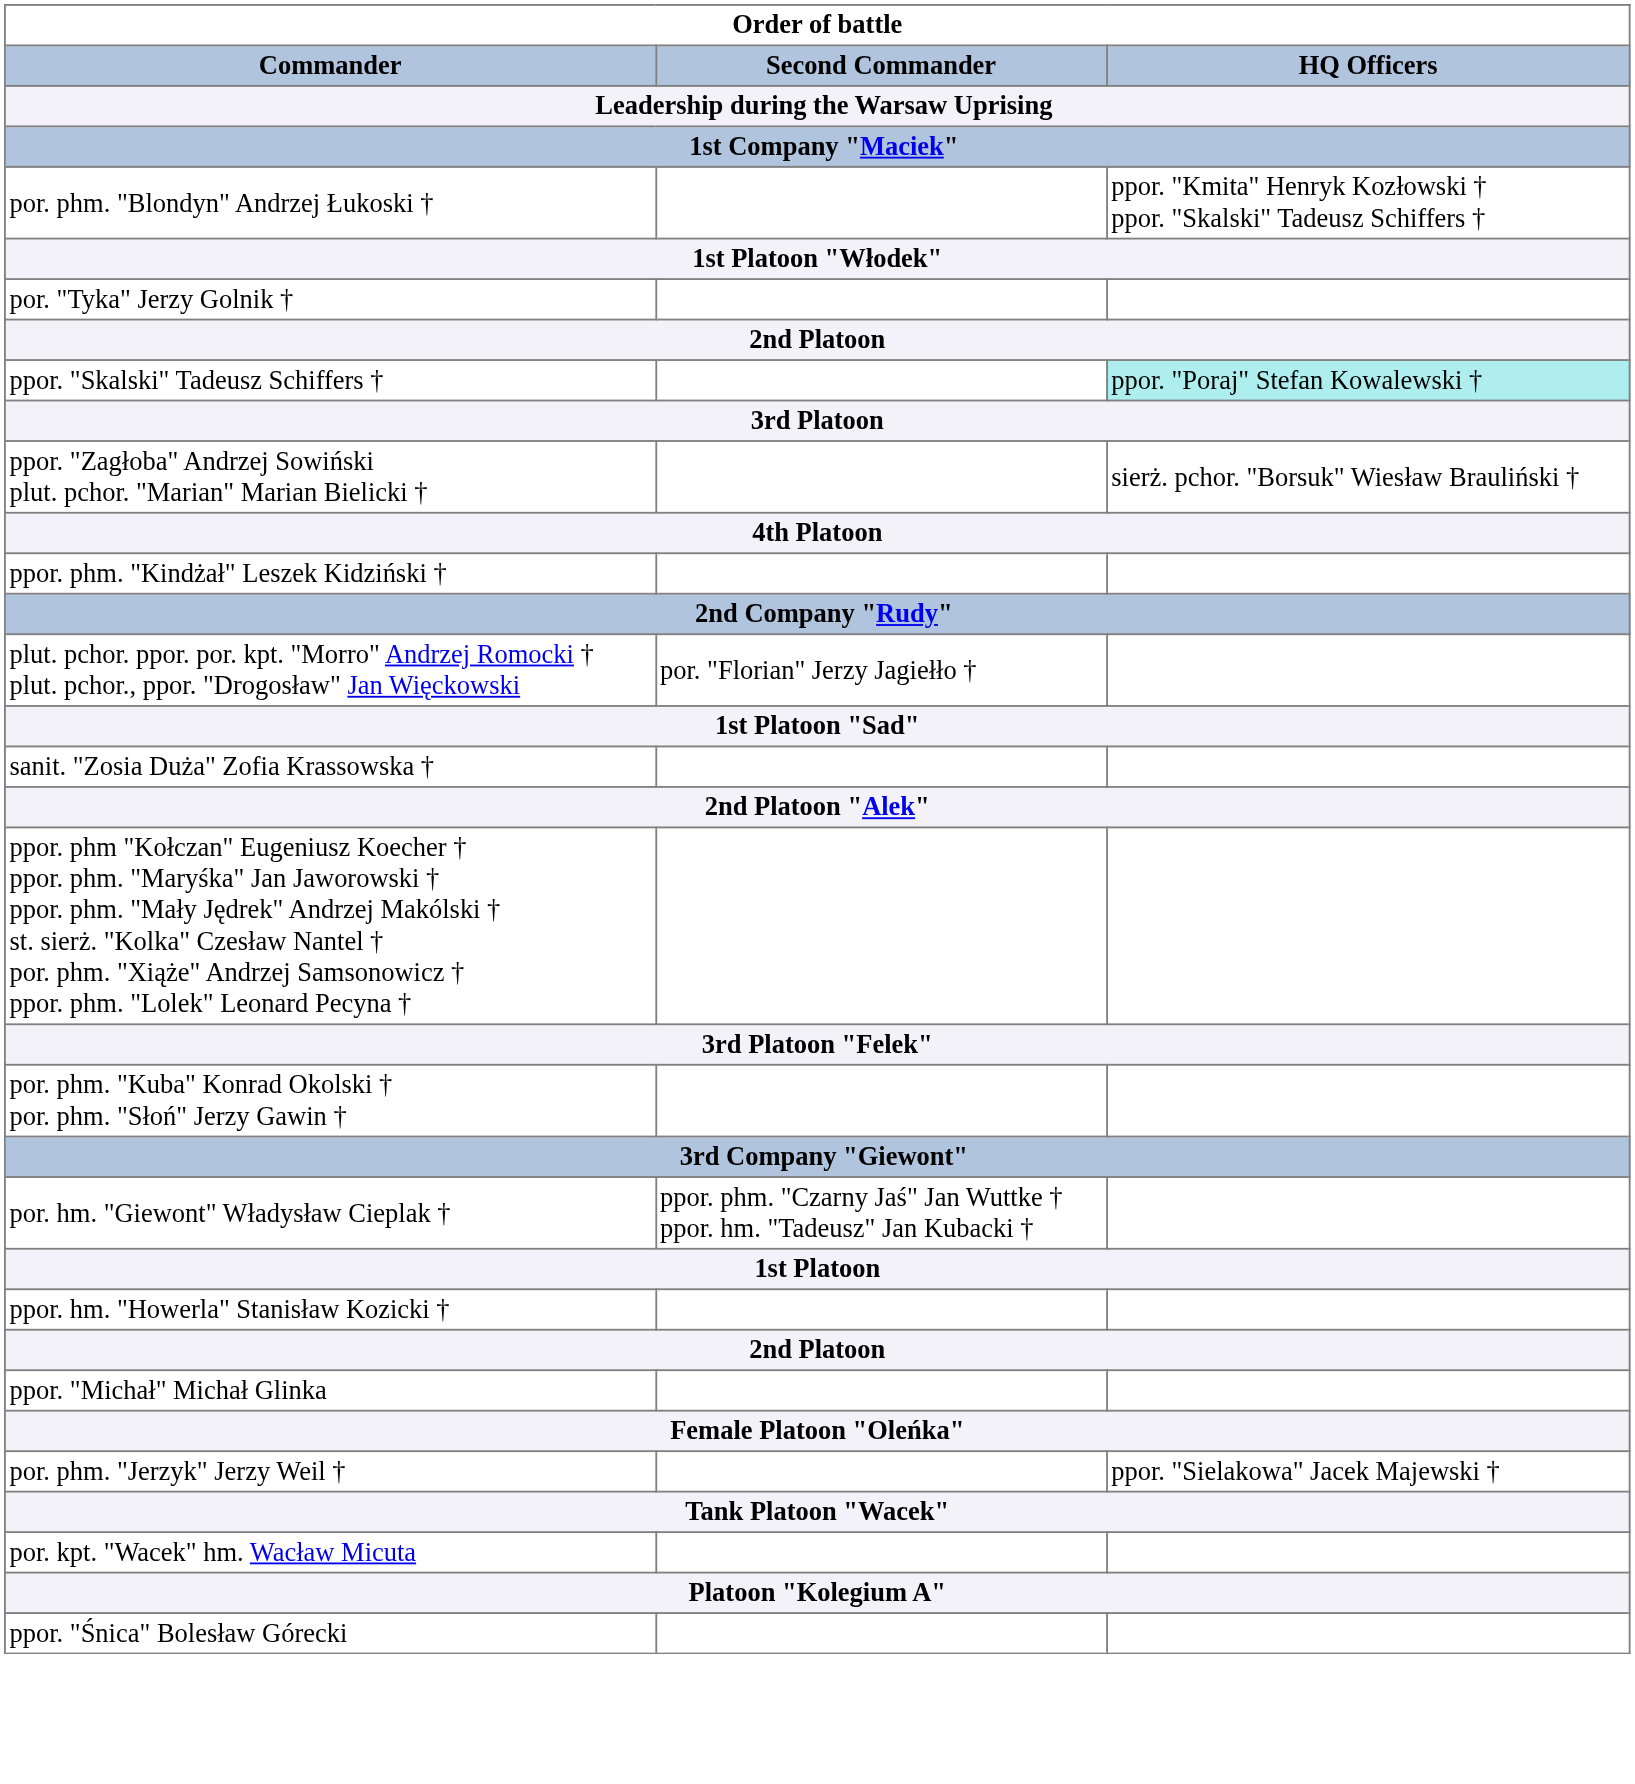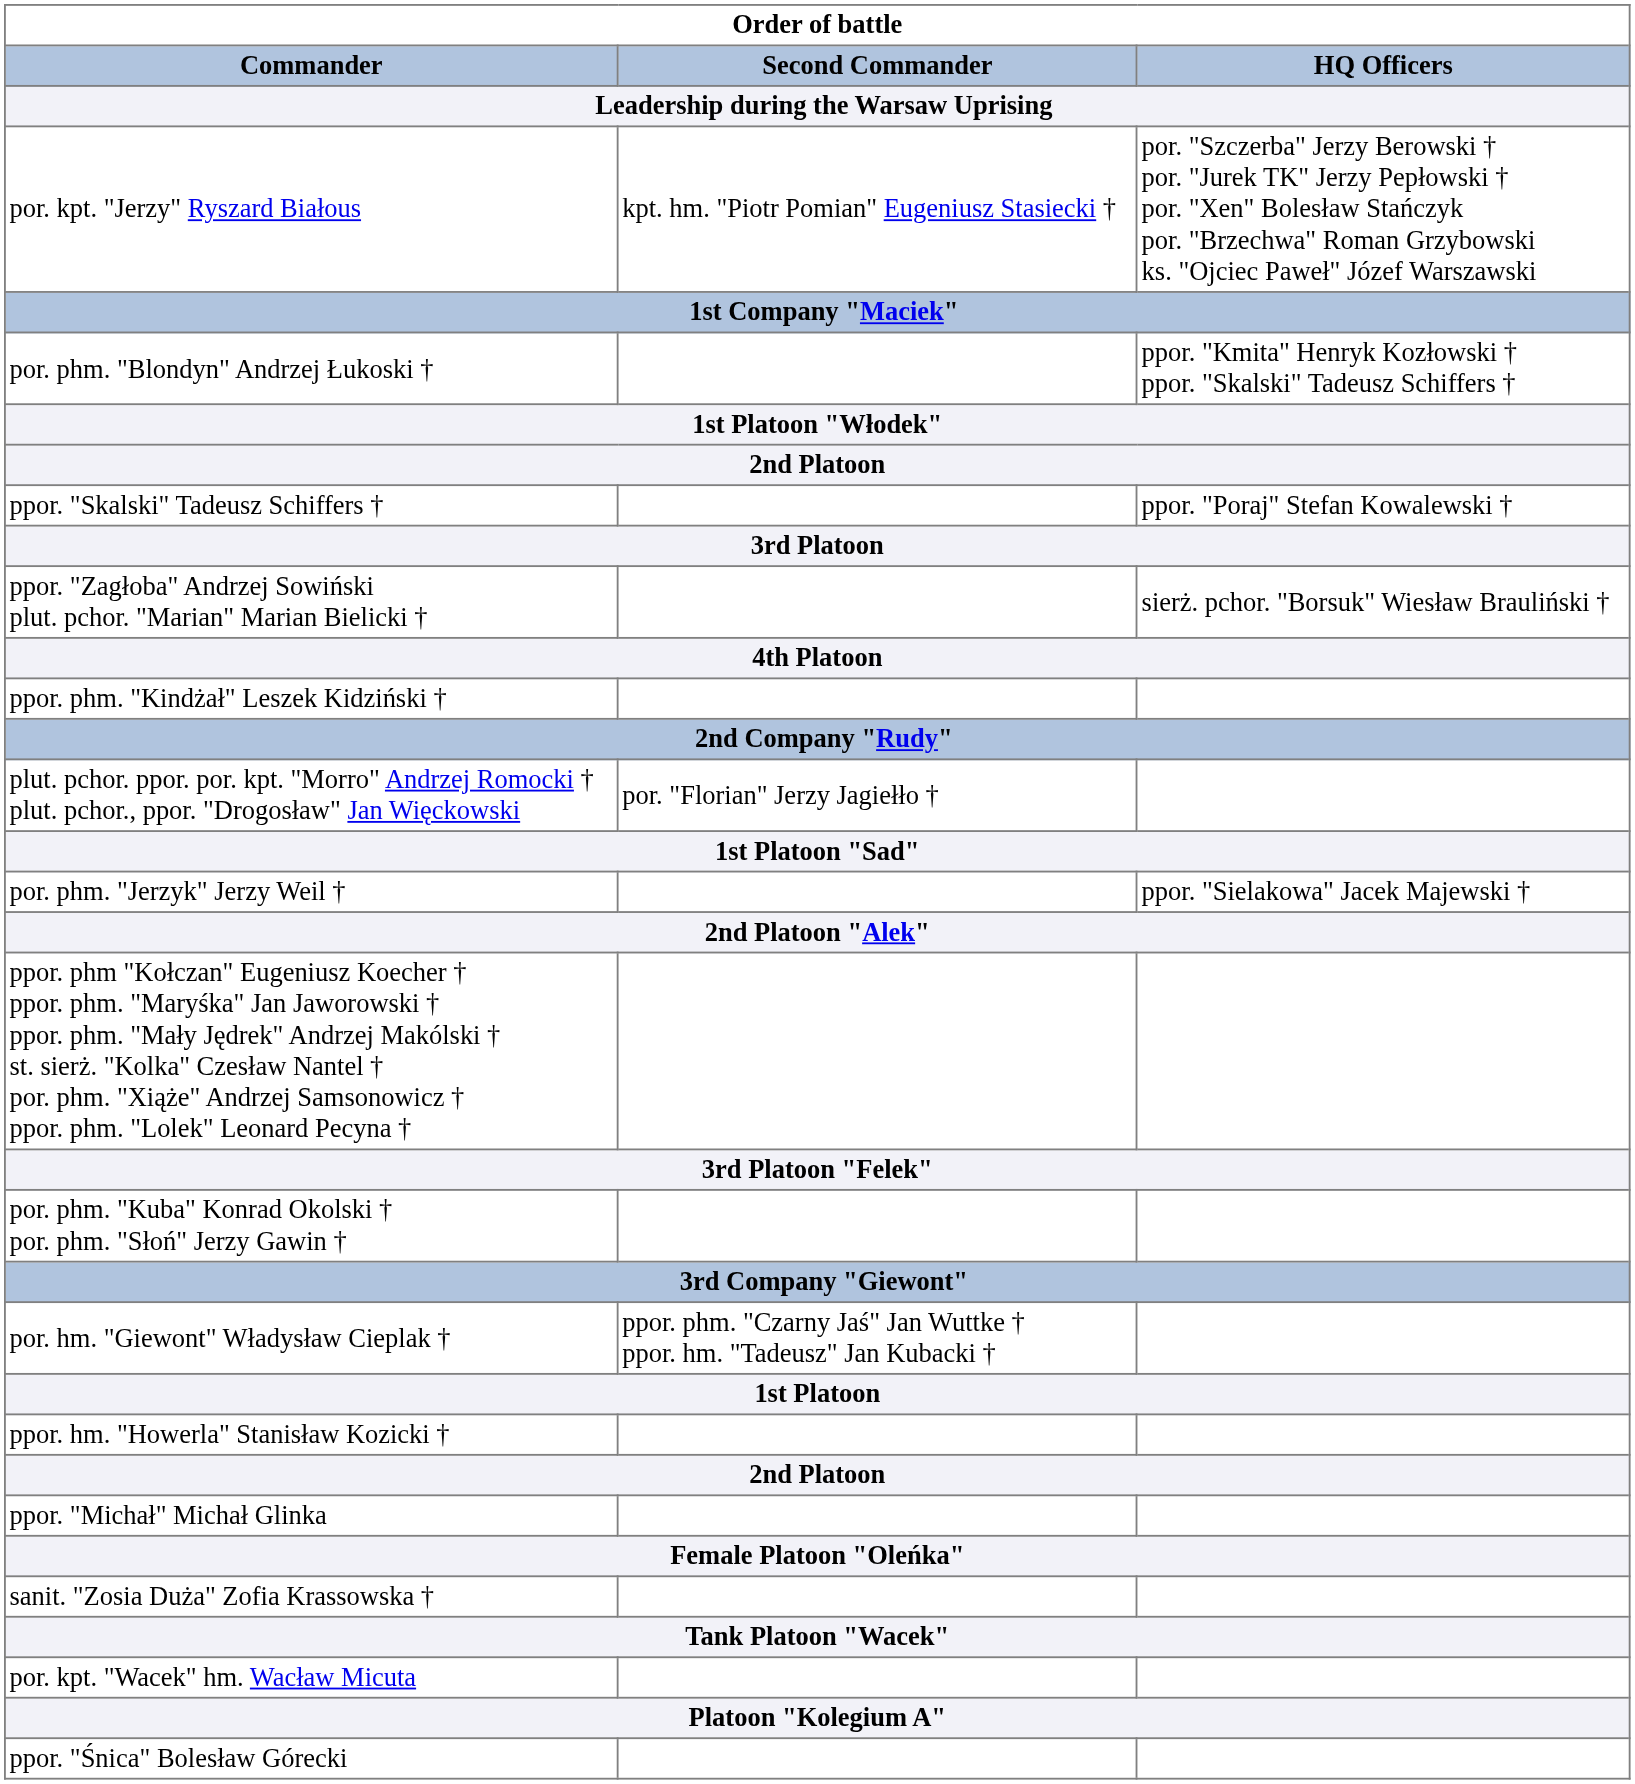+ row: (185, 208)
- row: (151, 298)
(1297, 379) paleturquoise background -> (1327, 504) no background
rows swapped: (177, 1470) <-> (222, 766)
